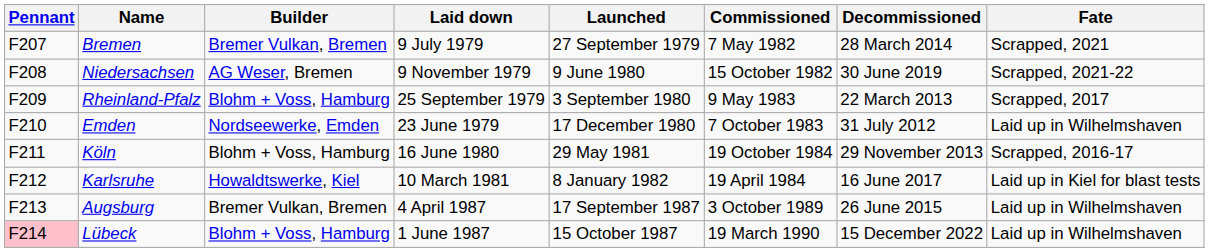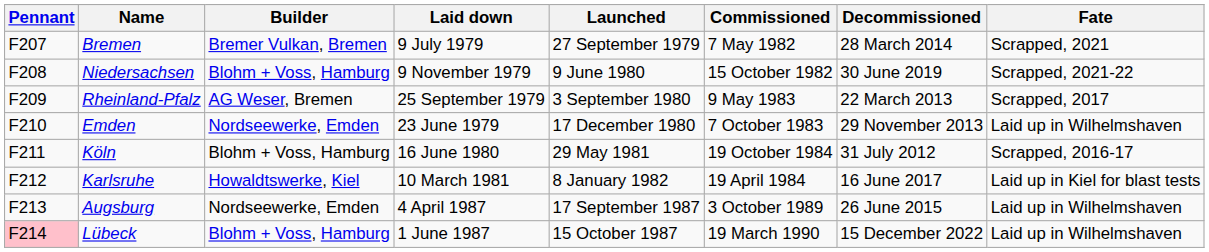(281, 71) AG Weser, Bremen -> (299, 71) Blohm + Voss, Hamburg
(299, 98) Blohm + Voss, Hamburg -> (281, 98) AG Weser, Bremen
(888, 125) 31 July 2012 -> (912, 125) 29 November 2013
(912, 152) 29 November 2013 -> (888, 152) 31 July 2012
(298, 206) Bremer Vulkan, Bremen -> (294, 206) Nordseewerke, Emden
